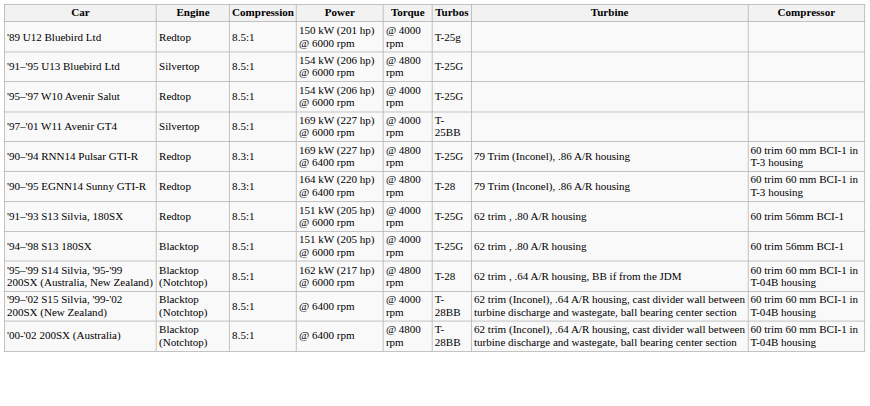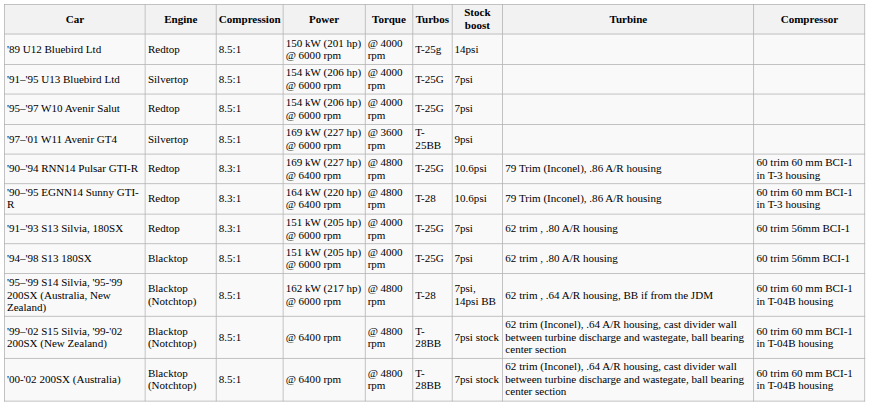+ column: (477, 19)
(403, 66) @ 4800 rpm -> (385, 79) @ 4000 rpm
(403, 126) @ 4000 rpm -> (385, 139) @ 3600 rpm
(243, 216) 8.5:1 -> (230, 228) 8.3:1
(403, 306) @ 4000 rpm -> (385, 337) @ 4800 rpm
